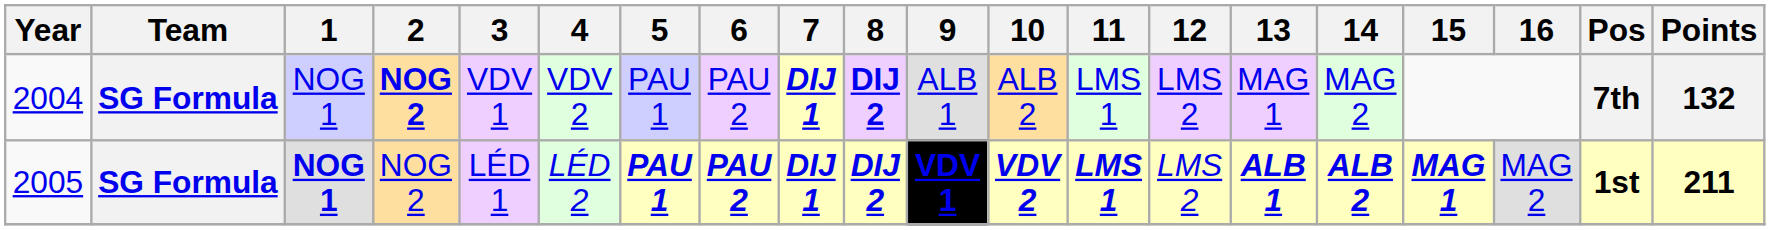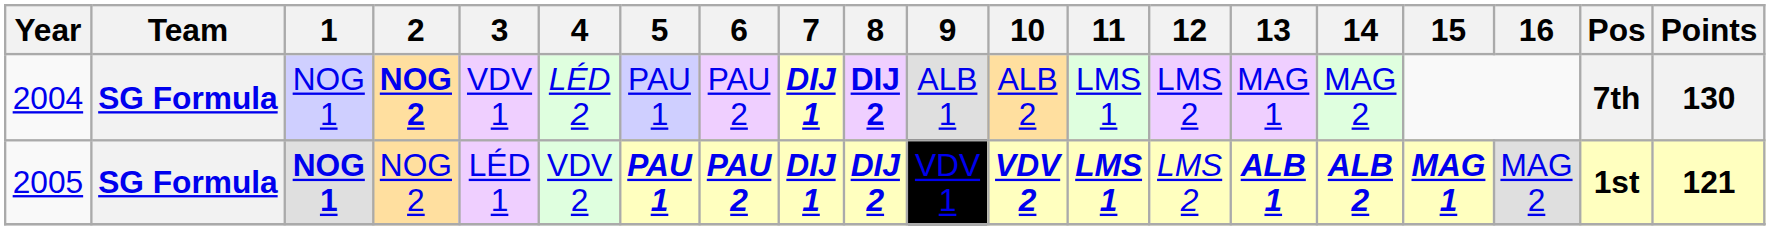(580, 97) VDV 2 -> (580, 97) LÉD 2
(1709, 97) 132 -> (1709, 97) 130
(580, 182) LÉD 2 -> (580, 182) VDV 2
(947, 182) bold -> (947, 182) normal
(1709, 182) 211 -> (1709, 182) 121
